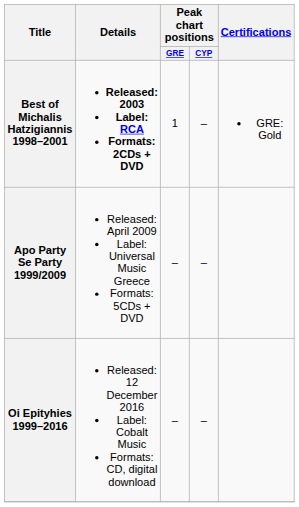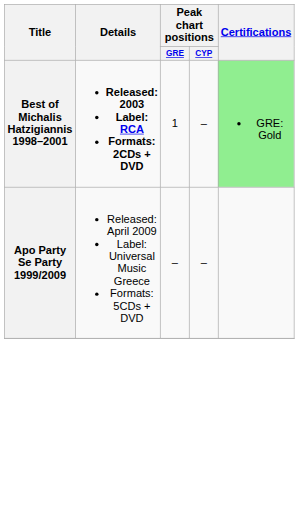(256, 130) no background -> (256, 130) lightgreen background
- row: (40, 420)
